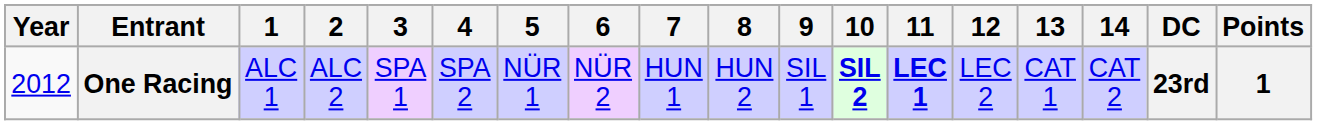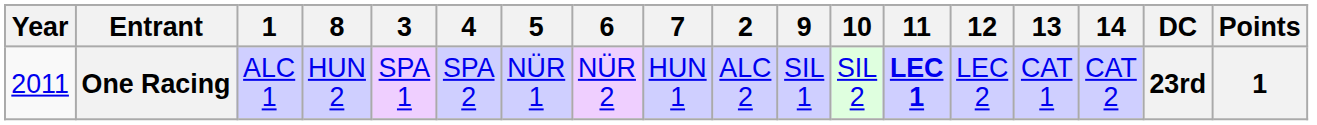columns swapped: (336, 26) <-> (744, 26)
(41, 83) 2012 -> (40, 83) 2011
(860, 83) bold -> (857, 83) normal
